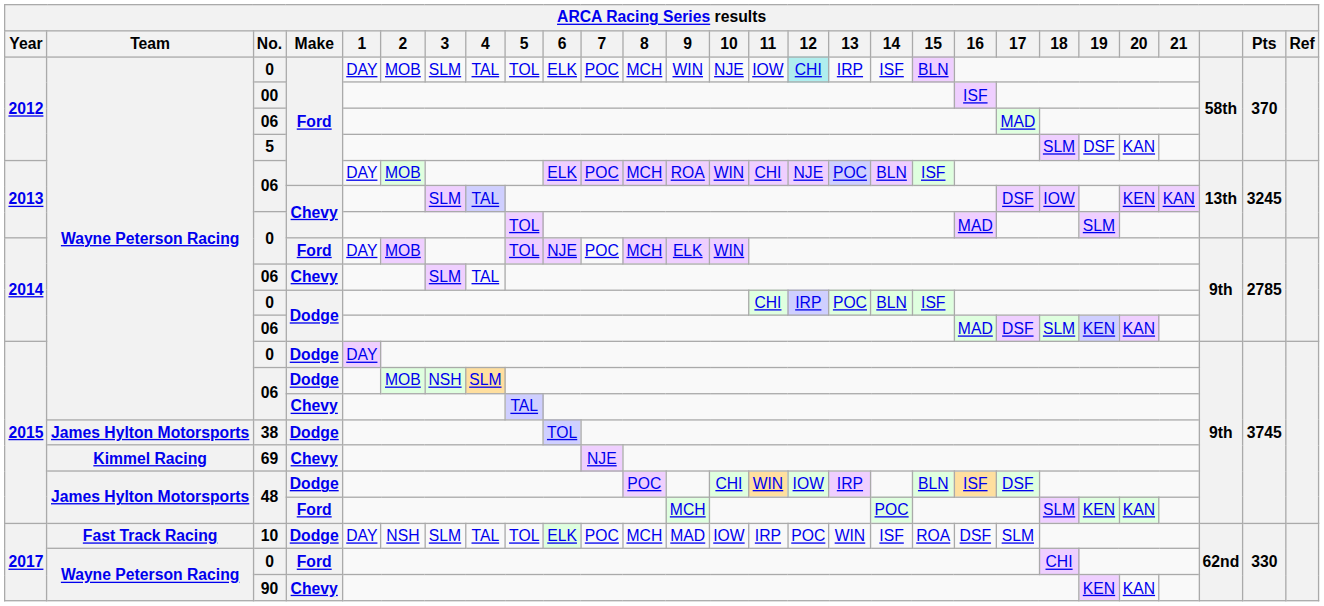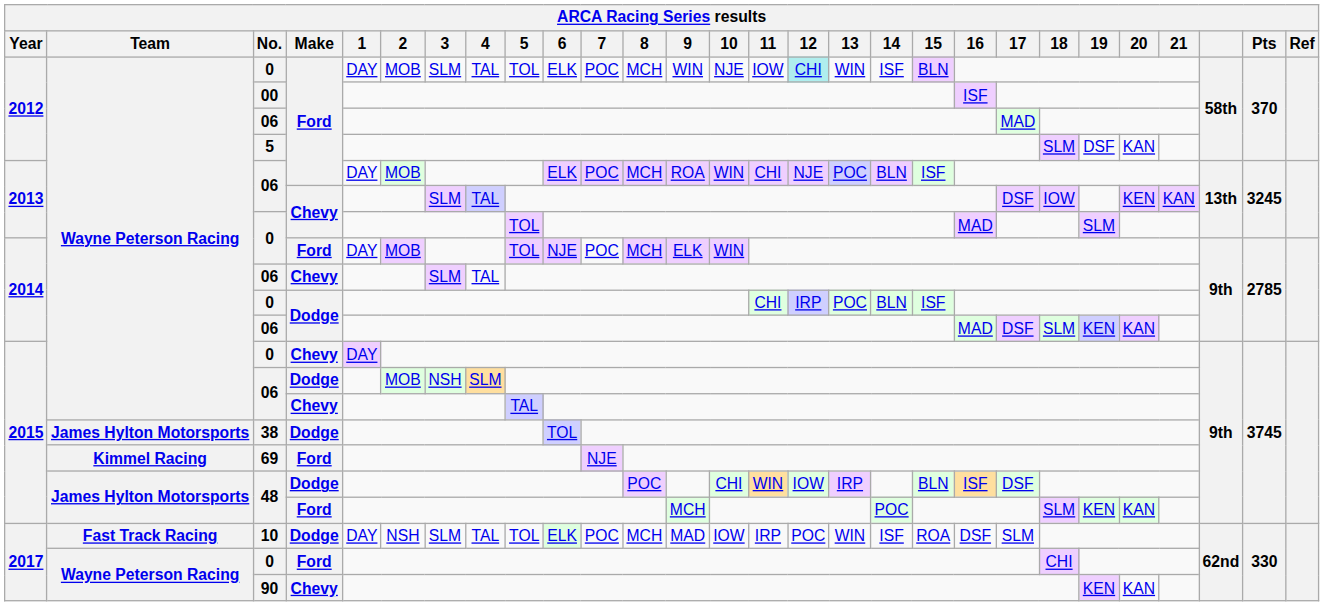(850, 69) IRP -> (850, 69) WIN
(314, 354) Dodge -> (314, 354) Chevy
(314, 458) Chevy -> (314, 458) Ford
